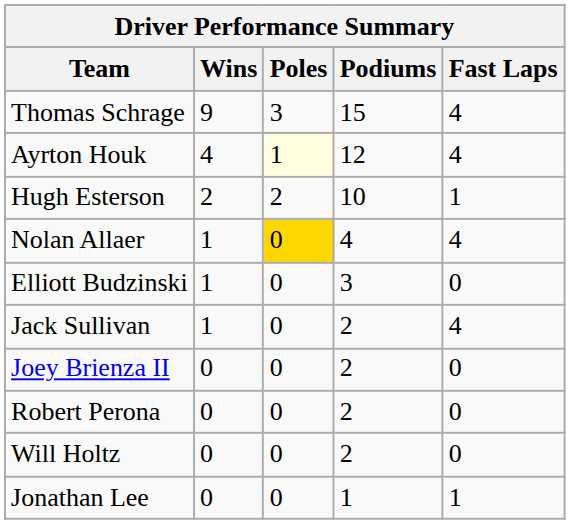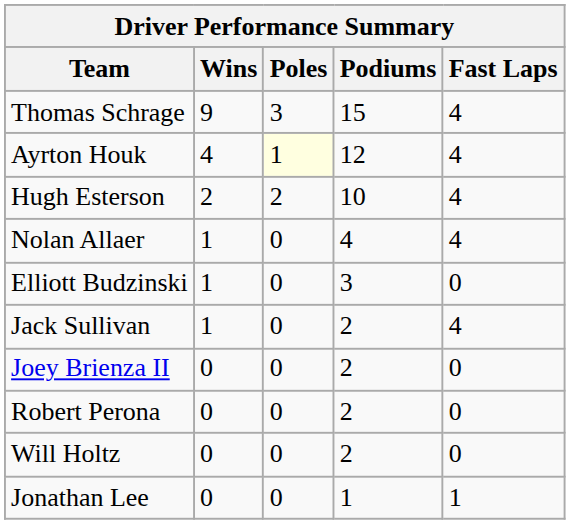(455, 196) 1 -> (455, 196) 4
(276, 239) gold background -> (276, 239) no background
